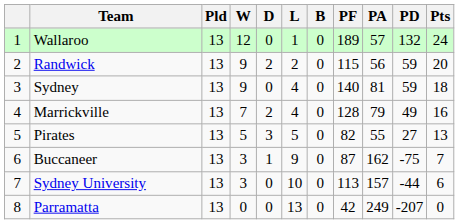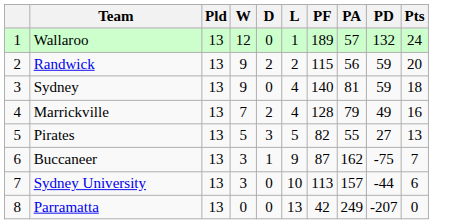- column: (320, 16)
